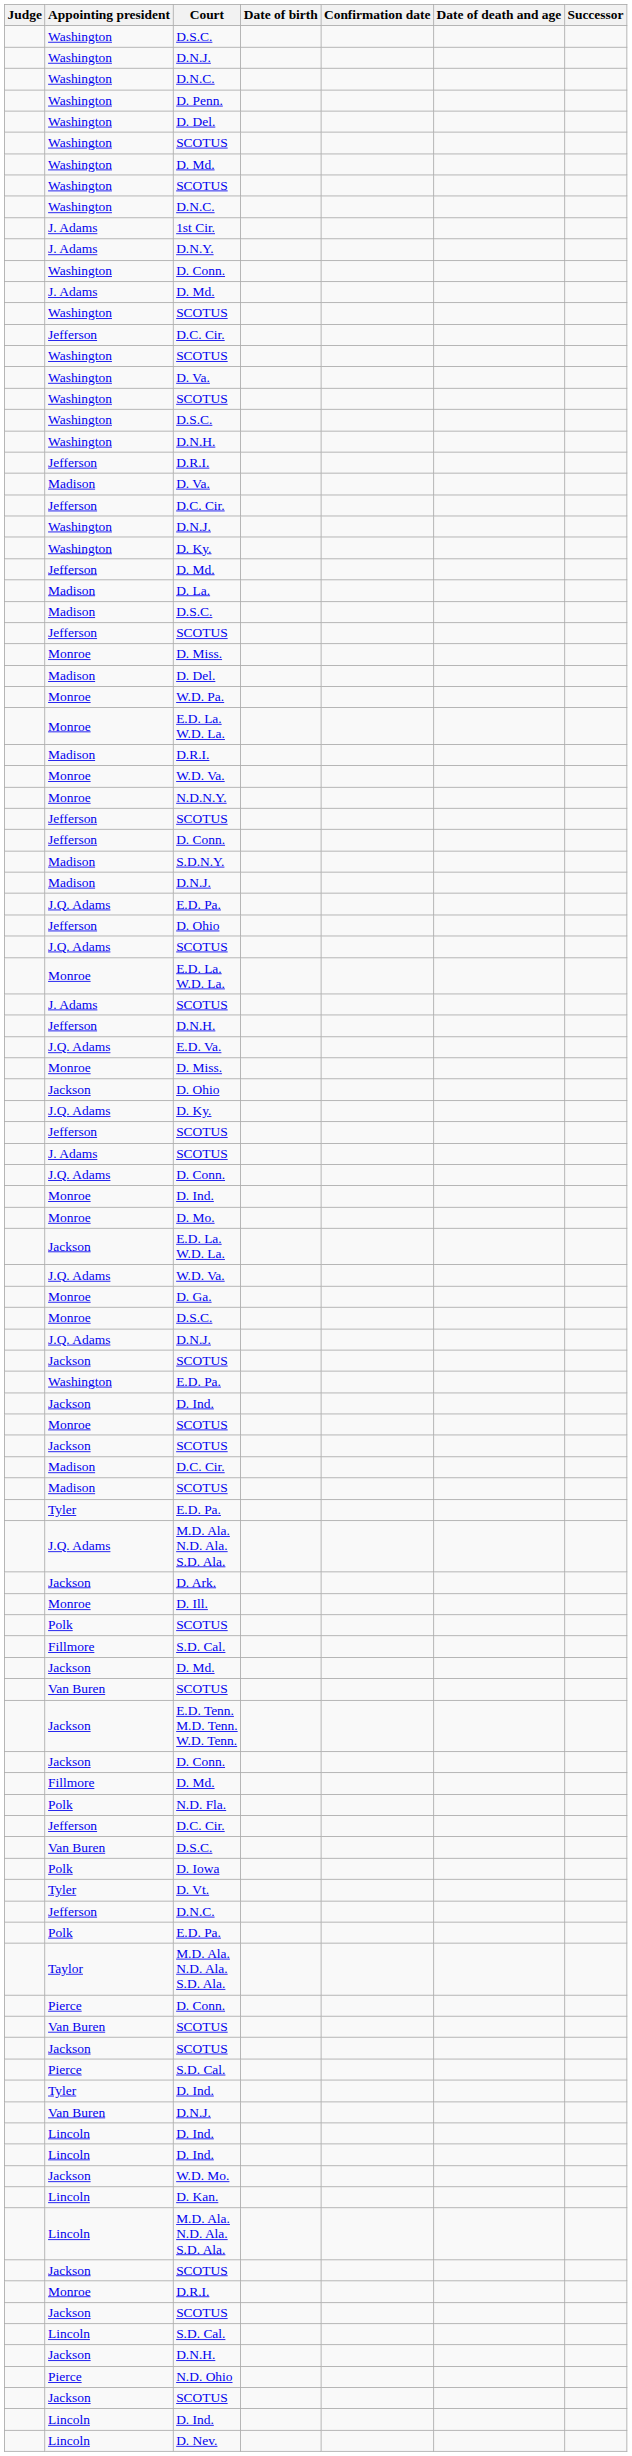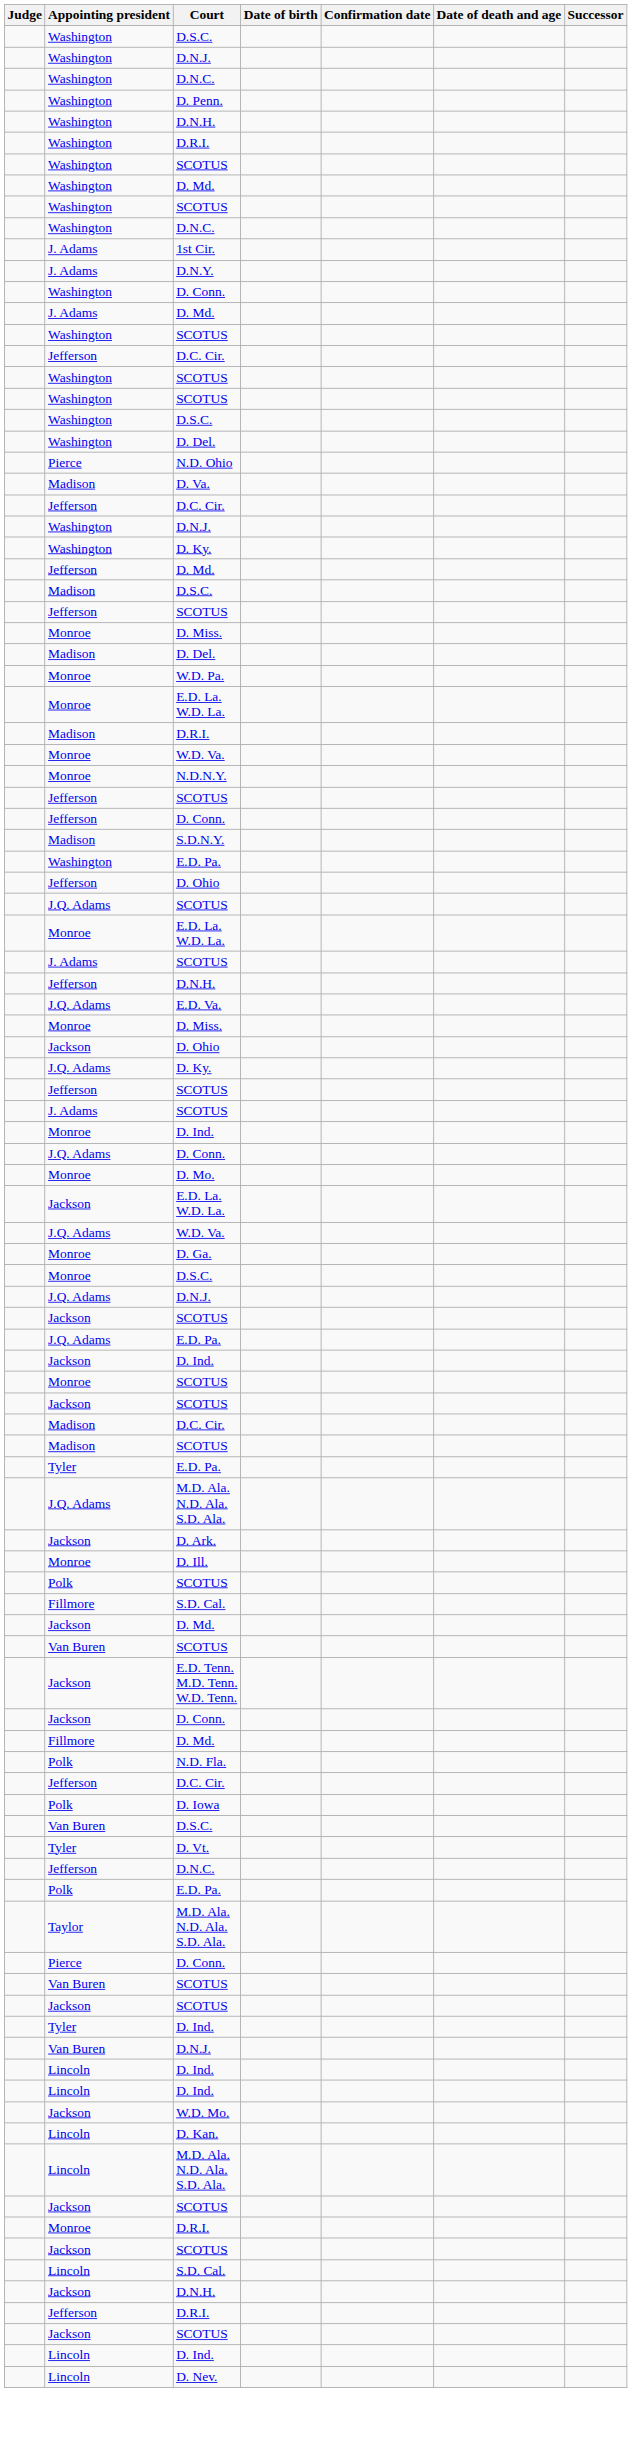rows swapped: (80, 441) <-> (80, 121)
+ row: (80, 143)
- row: (80, 377)
rows swapped: (73, 462) <-> (65, 2376)
- row: (72, 590)
- row: (72, 882)
rows swapped: (80, 1382) <-> (79, 904)
rows swapped: (69, 1196) <-> (79, 1175)
rows swapped: (60, 1868) <-> (77, 1847)
- row: (65, 2069)
